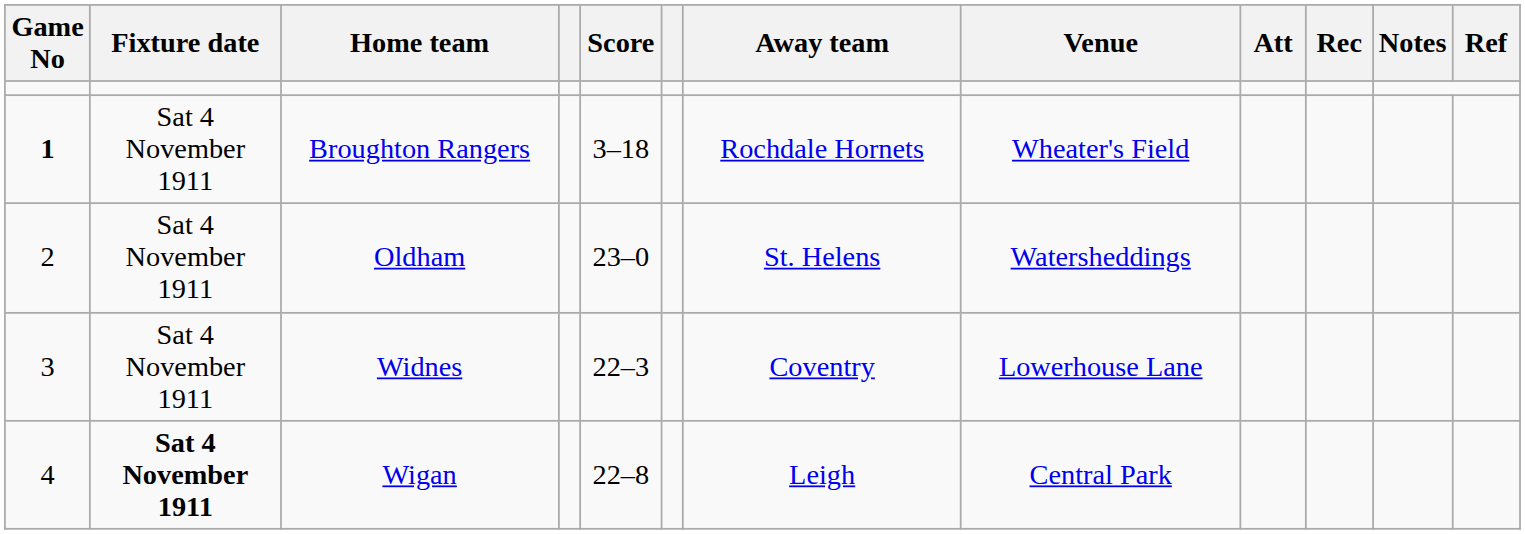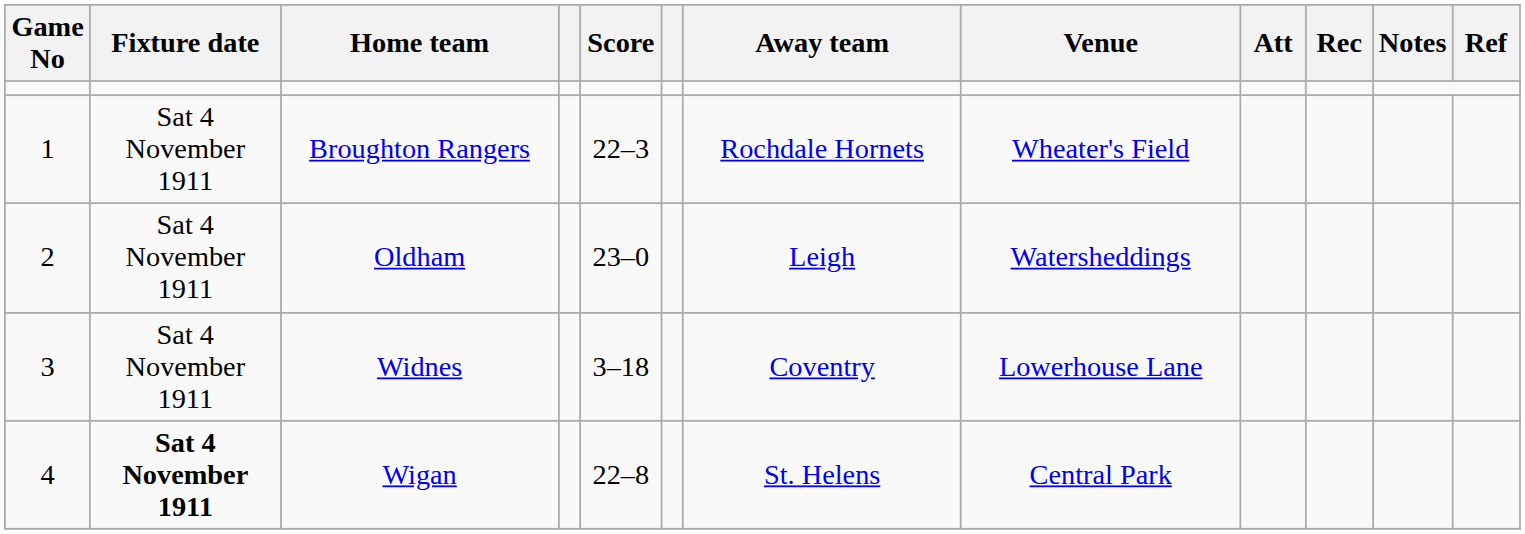(48, 148) bold -> (48, 148) normal
(621, 148) 3–18 -> (621, 148) 22–3
(822, 257) St. Helens -> (822, 257) Leigh
(621, 365) 22–3 -> (621, 365) 3–18
(822, 474) Leigh -> (822, 474) St. Helens
